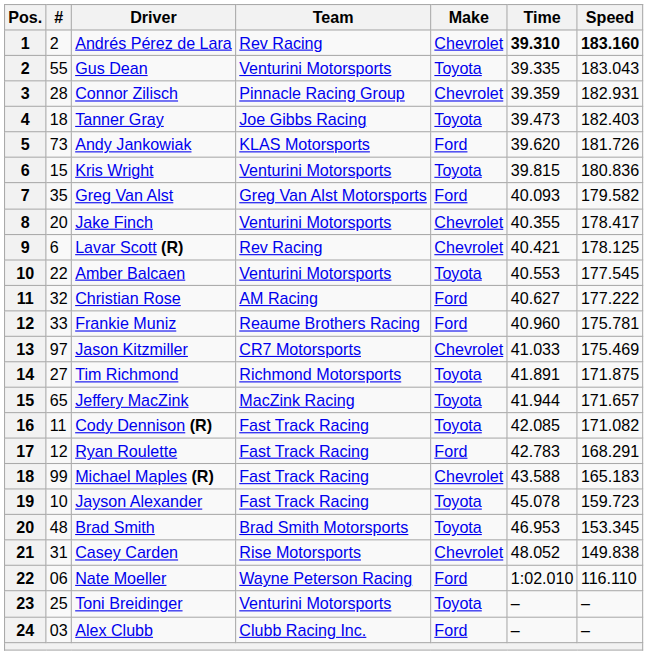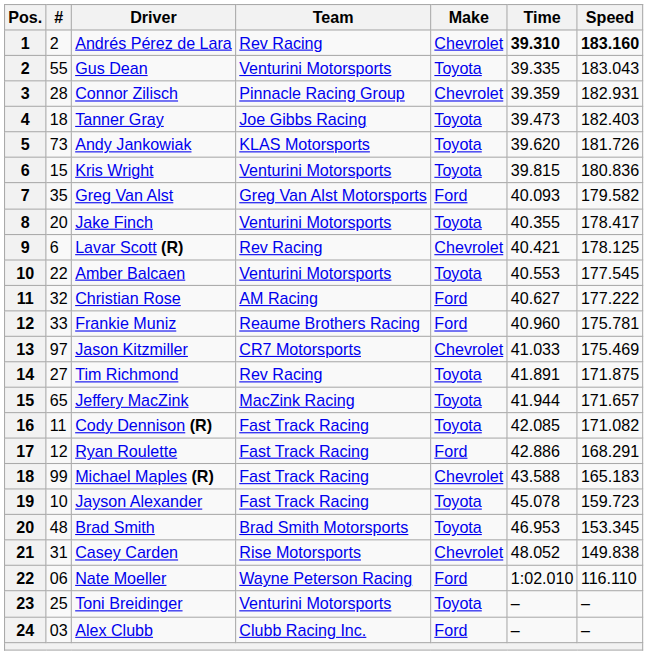(451, 145) Ford -> (458, 145) Toyota
(469, 222) Chevrolet -> (458, 222) Toyota
(320, 375) Richmond Motorsports -> (281, 375) Rev Racing
(535, 451) 42.783 -> (535, 451) 42.886
